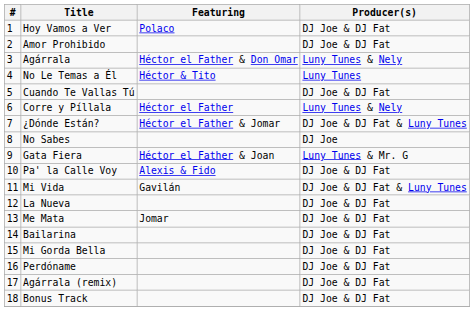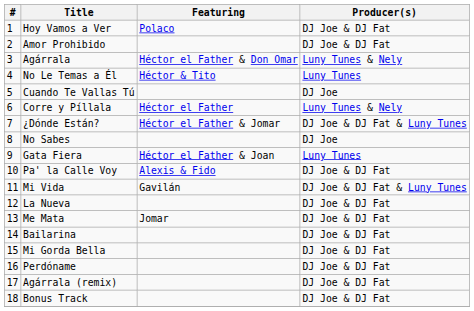(346, 92) DJ Joe & DJ Fat -> (320, 92) DJ Joe
(355, 155) Luny Tunes & Mr. G -> (332, 155) Luny Tunes
